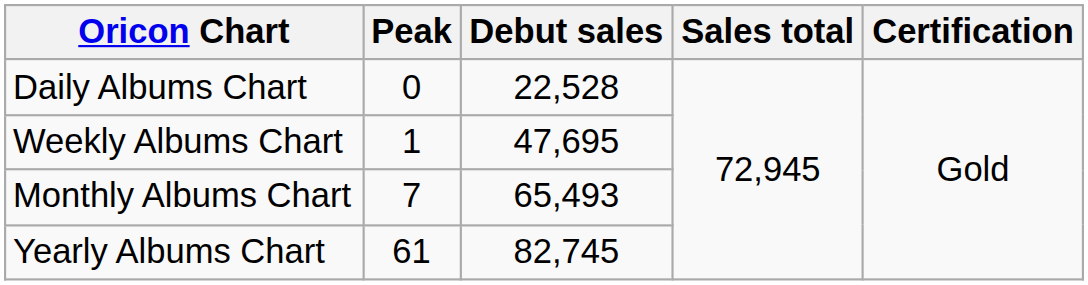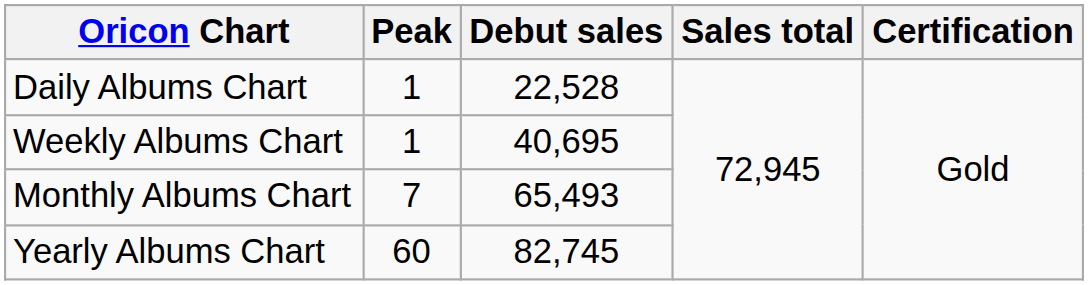(411, 86) 0 -> (411, 86) 1
(566, 141) 47,695 -> (566, 141) 40,695
(412, 251) 61 -> (412, 251) 60
